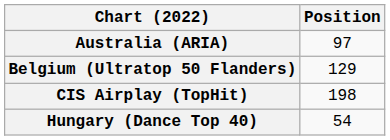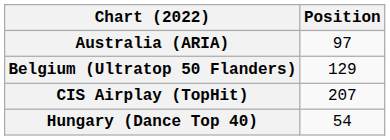(342, 96) 198 -> (342, 96) 207
